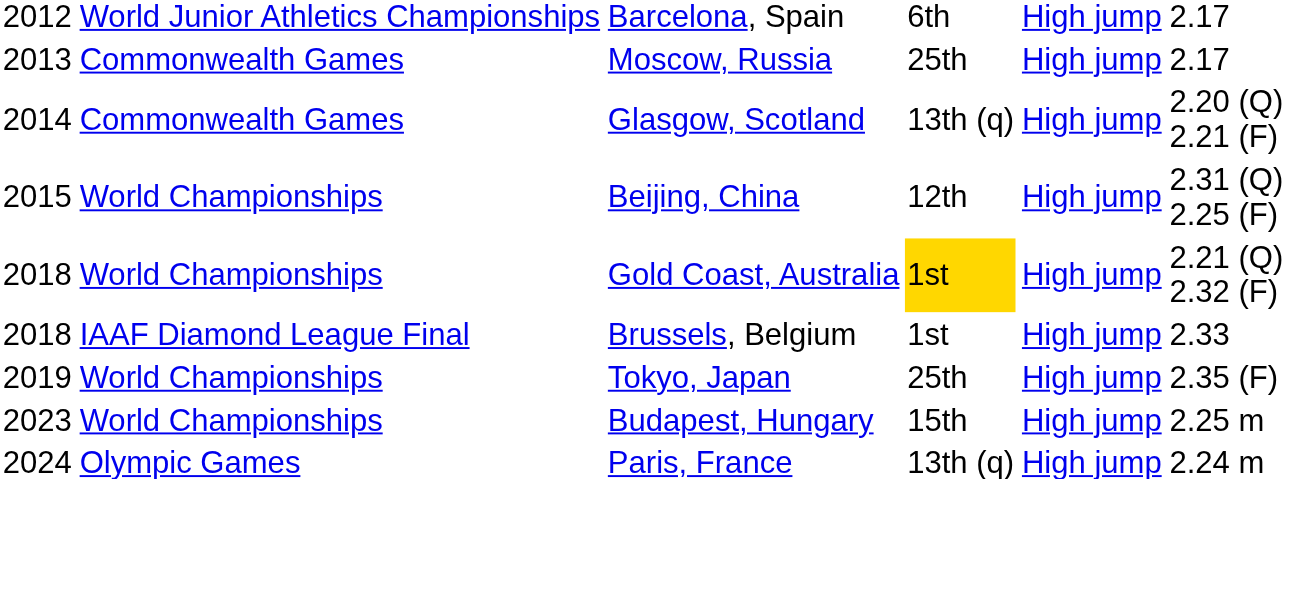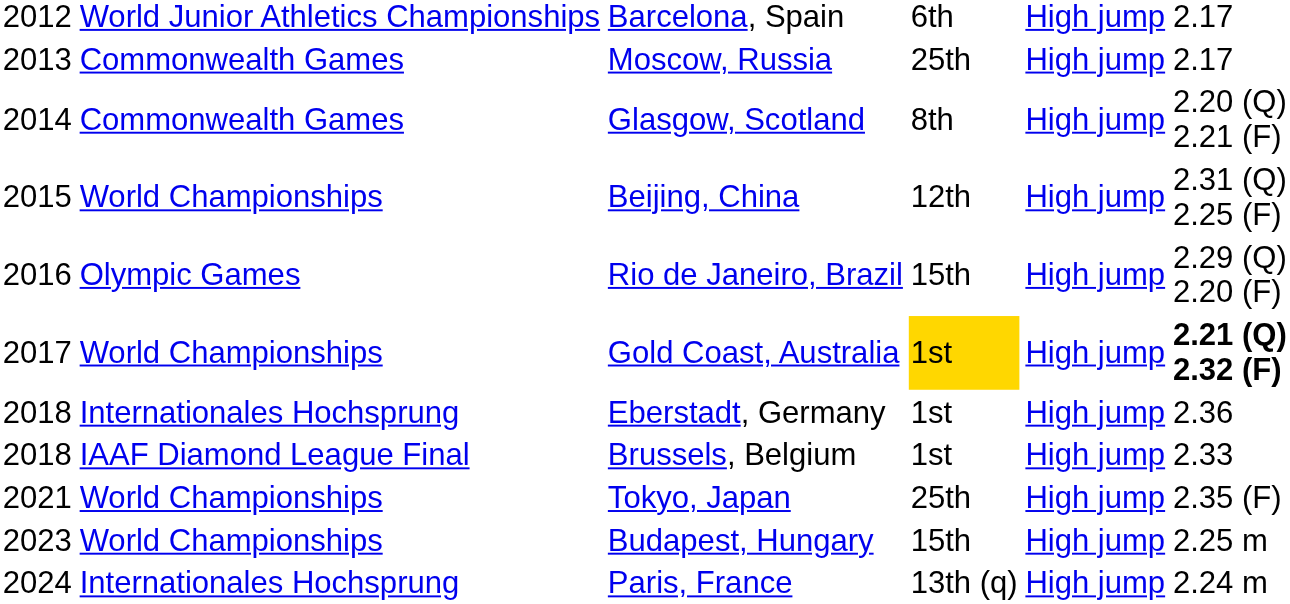(961, 119) 13th (q) -> (932, 119) 8th
+ row: (755, 274)
(37, 274) 2018 -> (37, 352) 2017
(1226, 274) normal -> (1230, 352) bold
+ row: (747, 412)
(37, 377) 2019 -> (37, 497) 2021
(190, 463) Olympic Games -> (269, 583) Internationales Hochsprung
